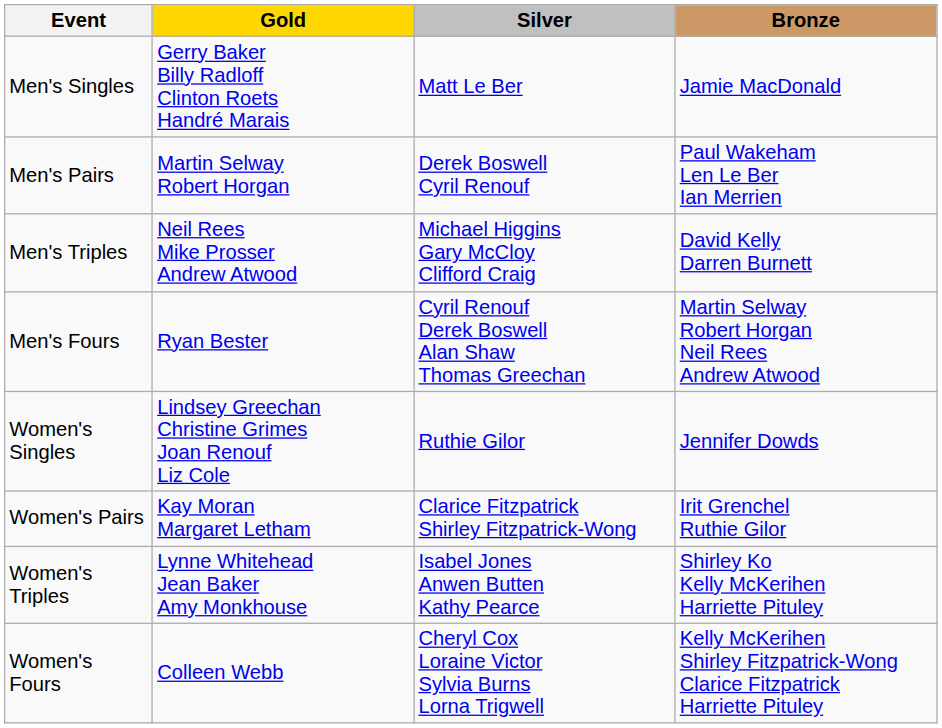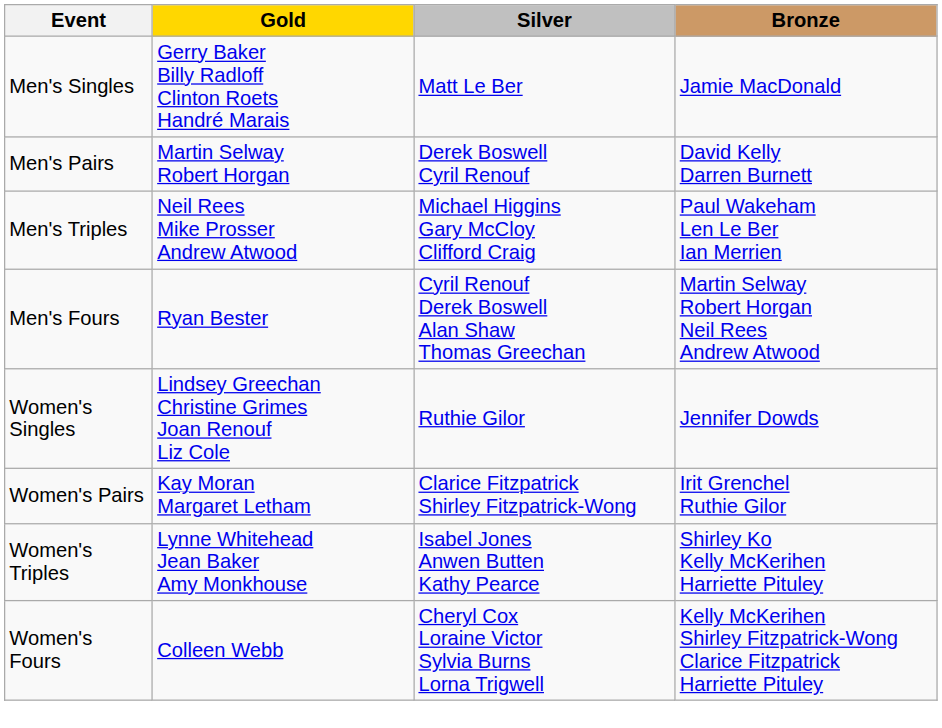(748, 175) Paul Wakeham Len Le Ber Ian Merrien -> (746, 163) David Kelly Darren Burnett
(746, 252) David Kelly Darren Burnett -> (748, 229) Paul Wakeham Len Le Ber Ian Merrien
